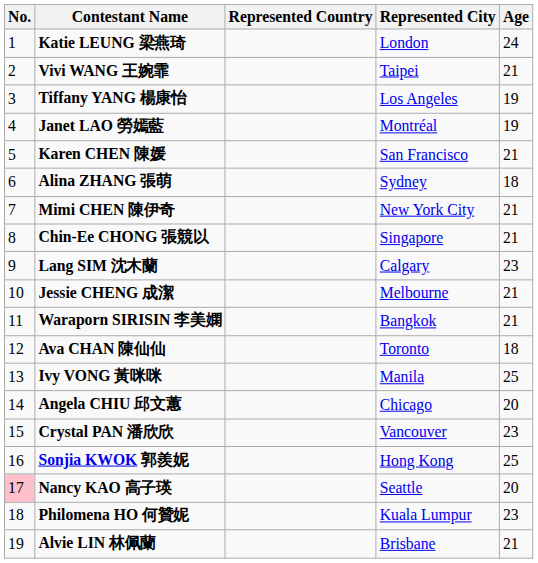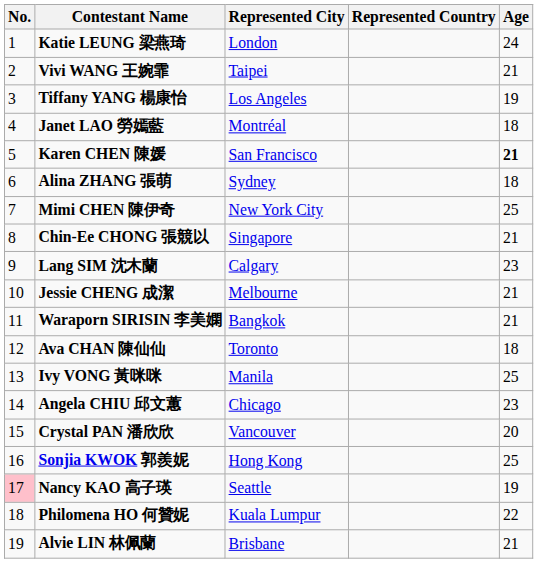columns swapped: (438, 16) <-> (301, 16)
(511, 126) 19 -> (511, 126) 18
(511, 154) normal -> (511, 154) bold
(511, 210) 21 -> (511, 210) 25
(511, 404) 20 -> (511, 404) 23
(511, 432) 23 -> (511, 432) 20
(511, 488) 20 -> (511, 488) 19
(511, 515) 23 -> (511, 515) 22
